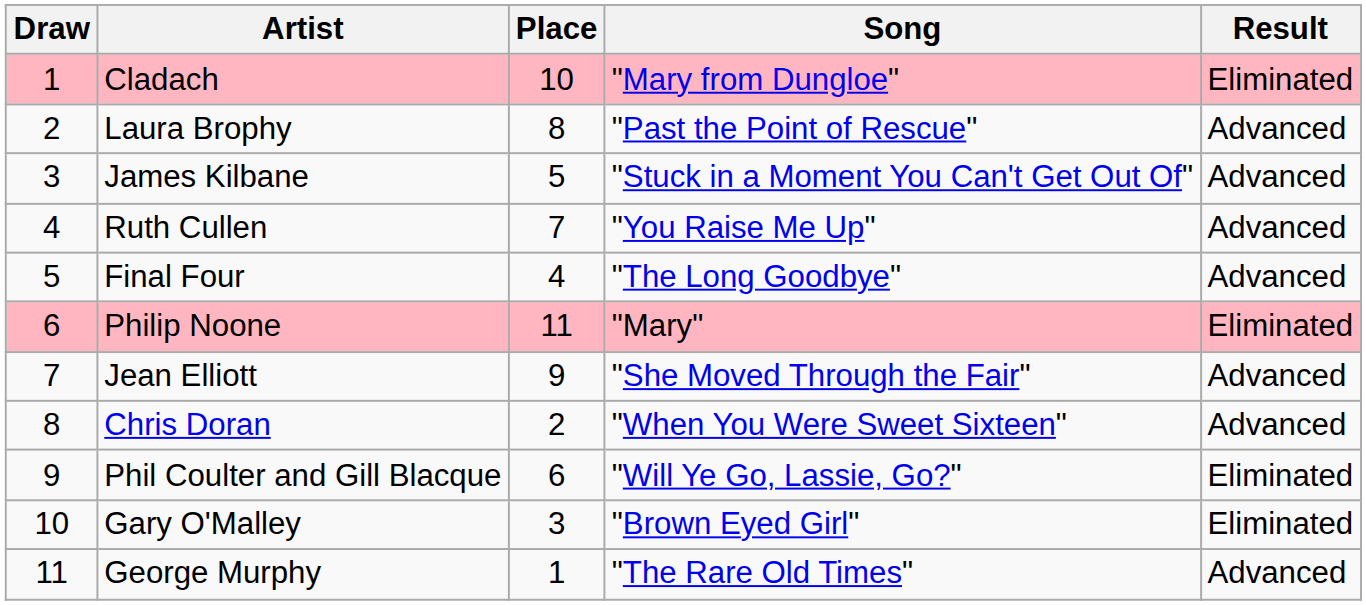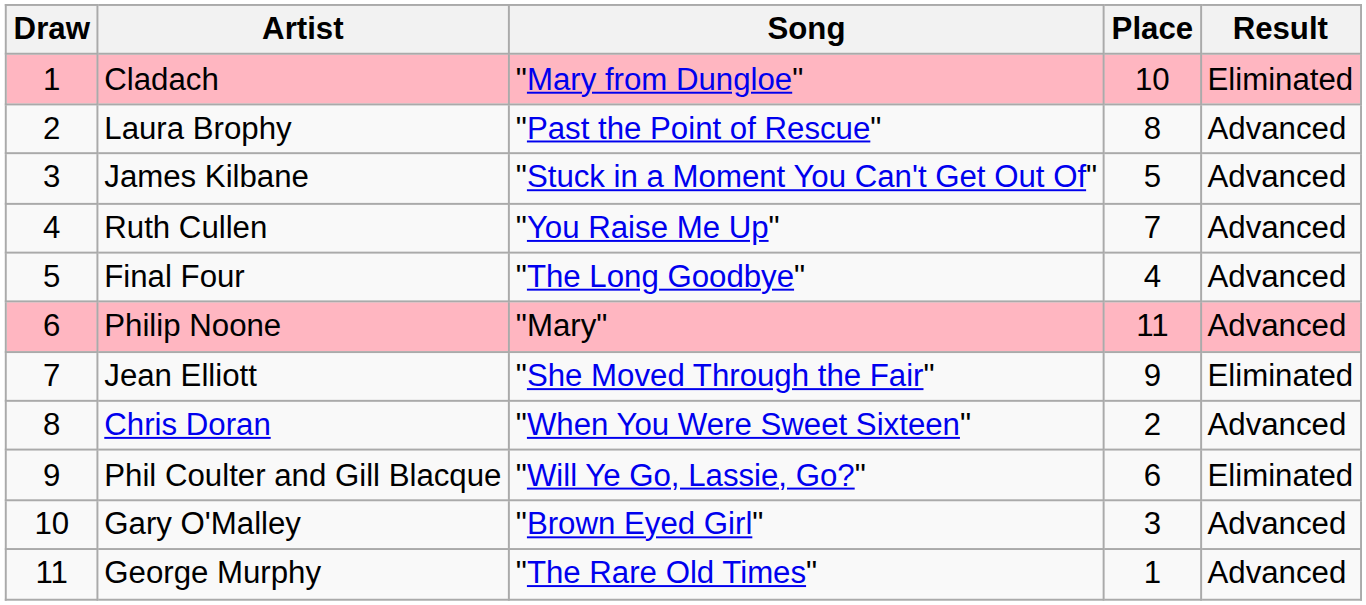columns swapped: (902, 29) <-> (557, 29)
(1280, 326) Eliminated -> (1277, 326) Advanced
(1277, 375) Advanced -> (1280, 375) Eliminated
(1280, 524) Eliminated -> (1277, 524) Advanced
